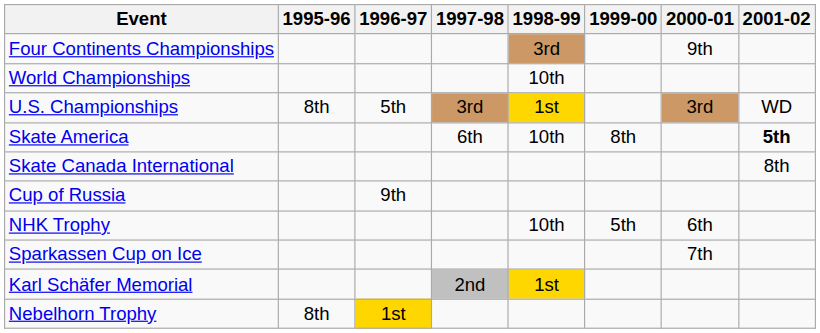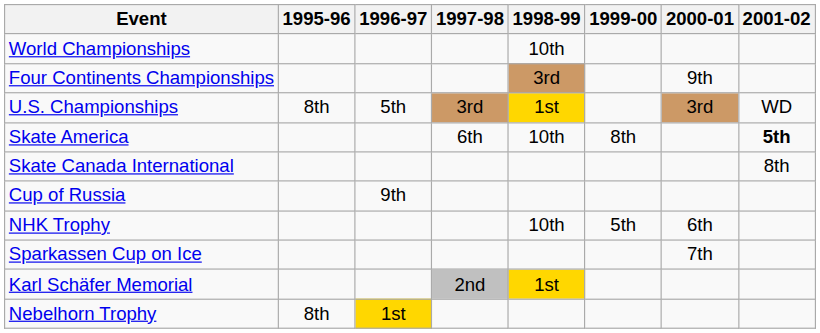rows swapped: (99, 78) <-> (141, 48)
